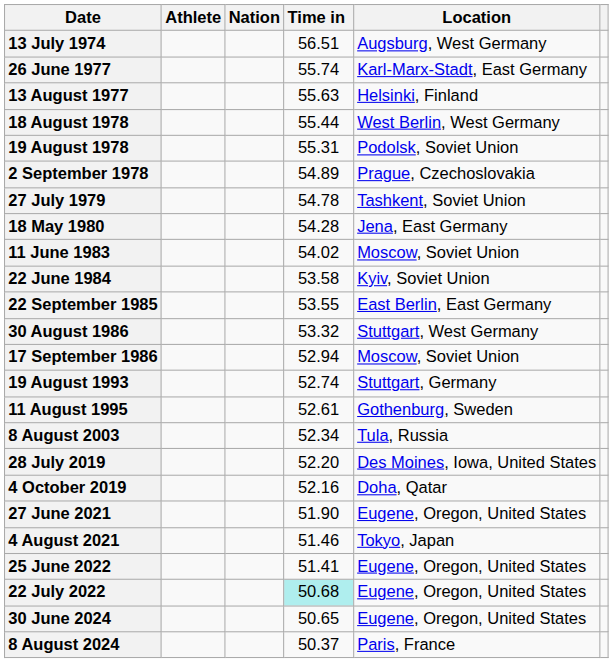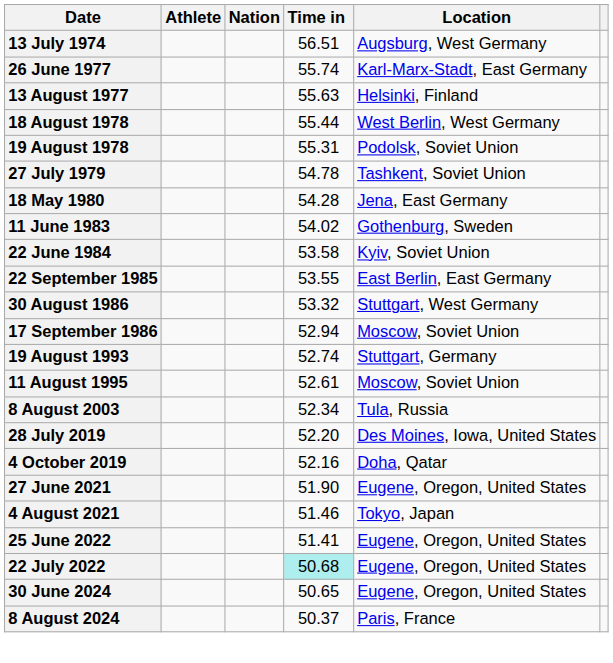- row: (78, 174)
(438, 252) Moscow, Soviet Union -> (435, 226) Gothenburg, Sweden
(435, 409) Gothenburg, Sweden -> (438, 383) Moscow, Soviet Union
